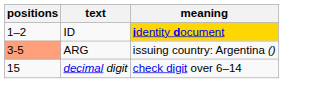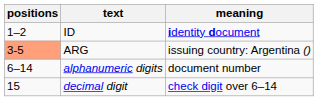(179, 31) gold background -> (214, 31) no background
+ row: (113, 68)
